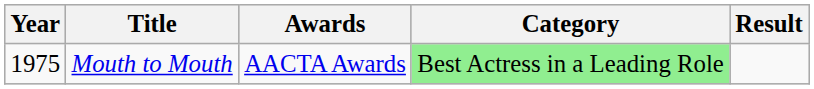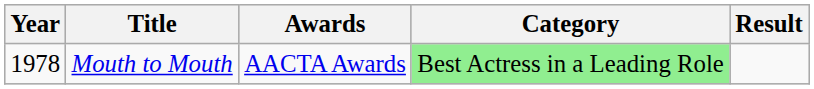(35, 63) 1975 -> (35, 63) 1978
